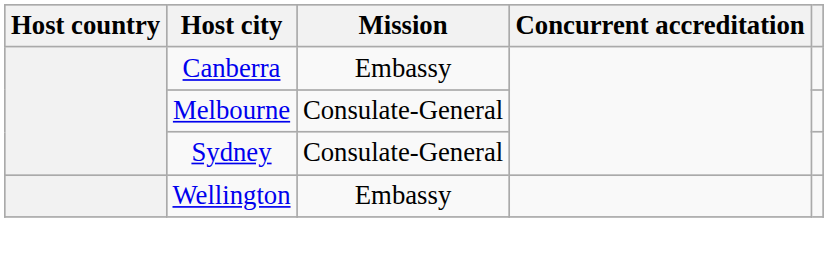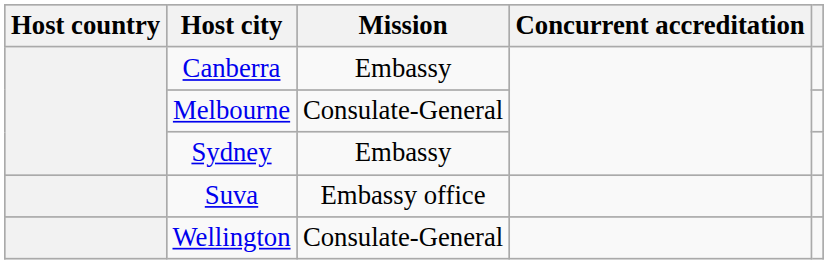(403, 152) Consulate-General -> (403, 152) Embassy
+ row: (232, 195)
(403, 195) Embassy -> (403, 237) Consulate-General
